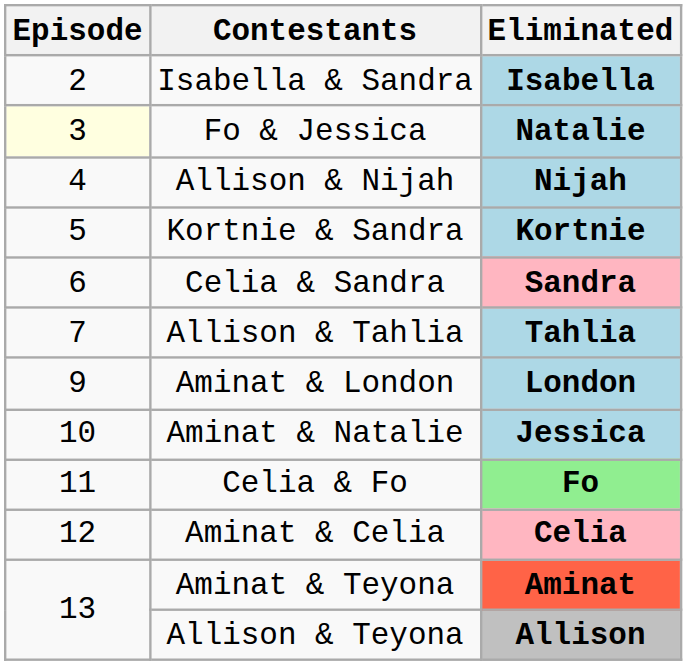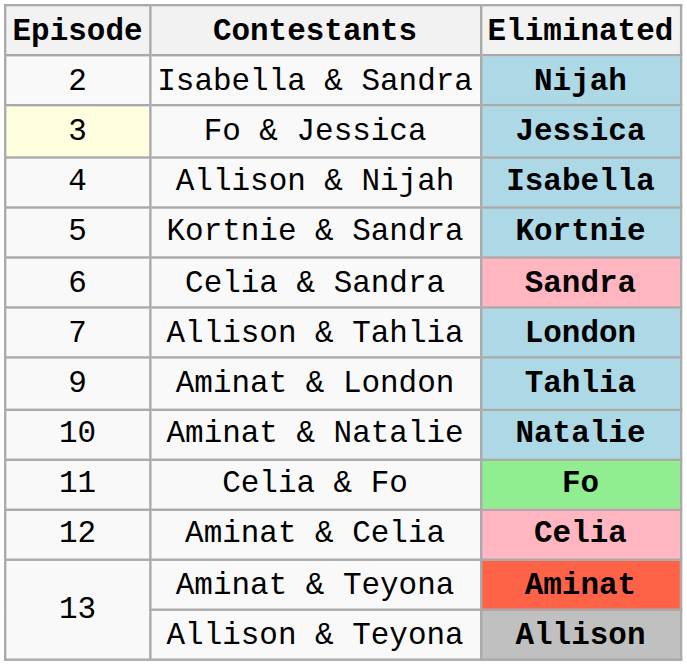(580, 81) Isabella -> (580, 81) Nijah
(580, 131) Natalie -> (580, 131) Jessica
(580, 182) Nijah -> (580, 182) Isabella
(580, 333) Tahlia -> (580, 333) London
(580, 383) London -> (580, 383) Tahlia
(580, 434) Jessica -> (580, 434) Natalie
